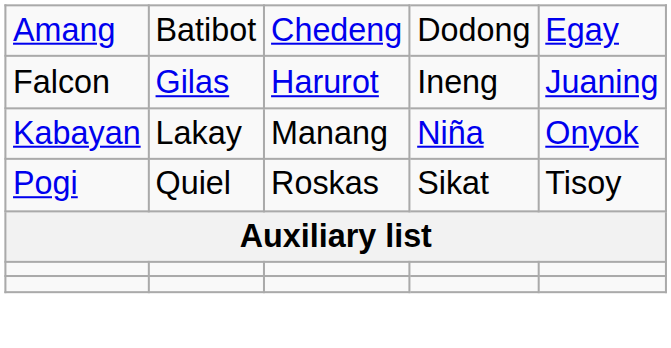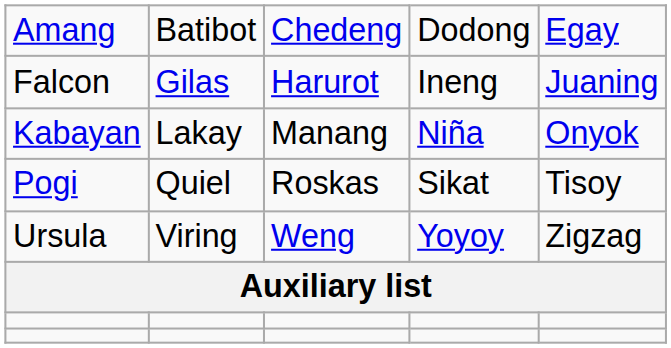+ row: (60, 235)
